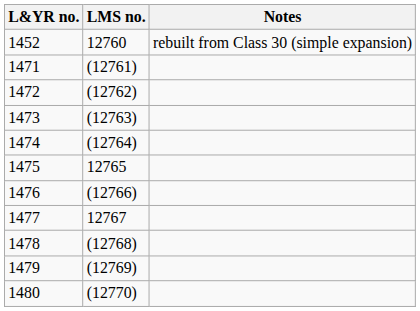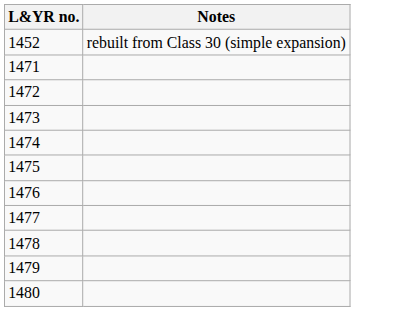- column: (116, 17)
